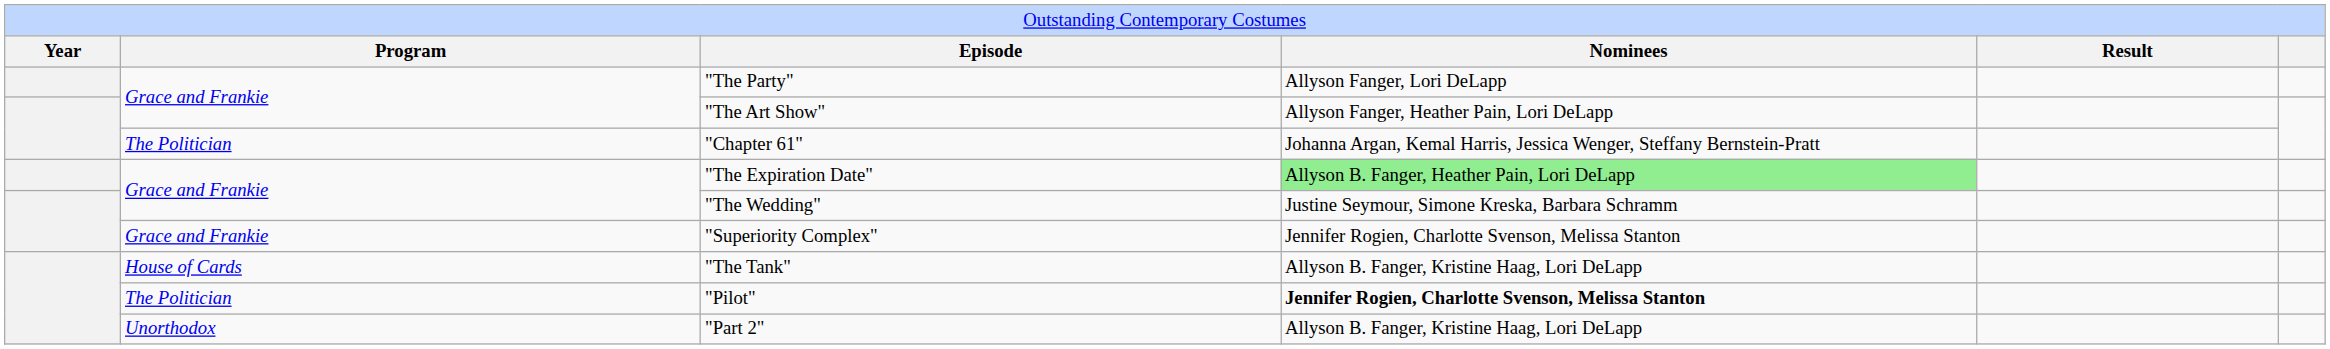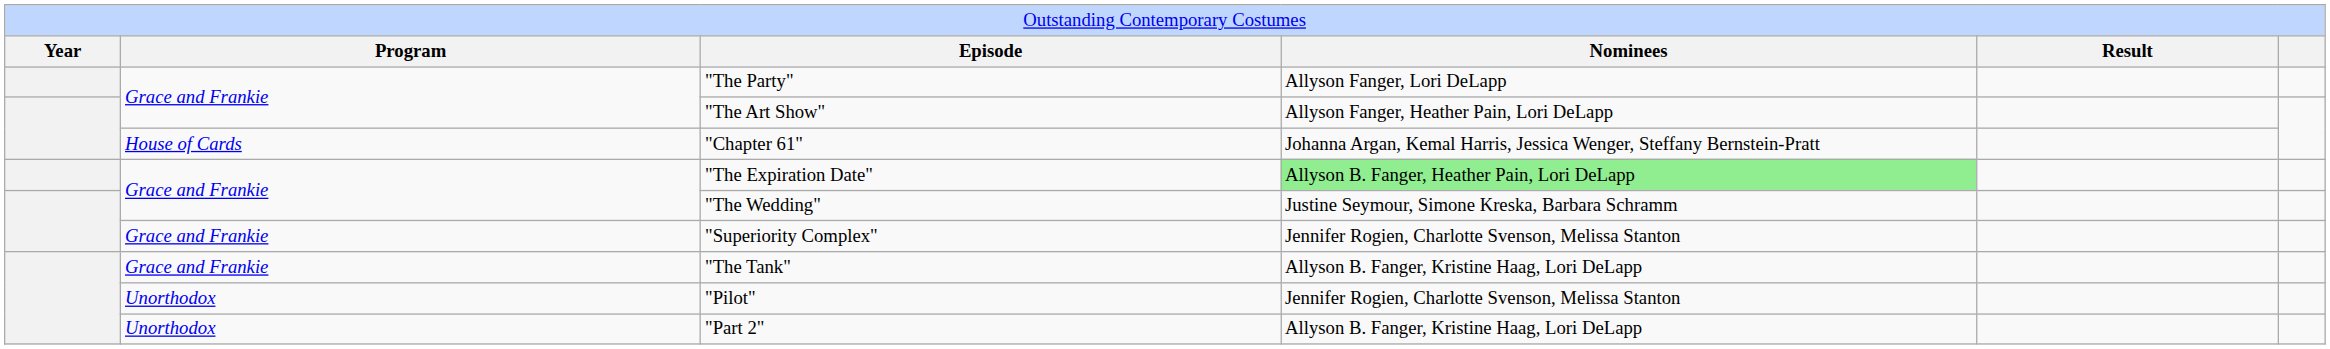(178, 143) The Politician -> (183, 143) House of Cards
(183, 267) House of Cards -> (197, 267) Grace and Frankie
(178, 298) The Politician -> (170, 298) Unorthodox
(1495, 298) bold -> (1483, 298) normal
